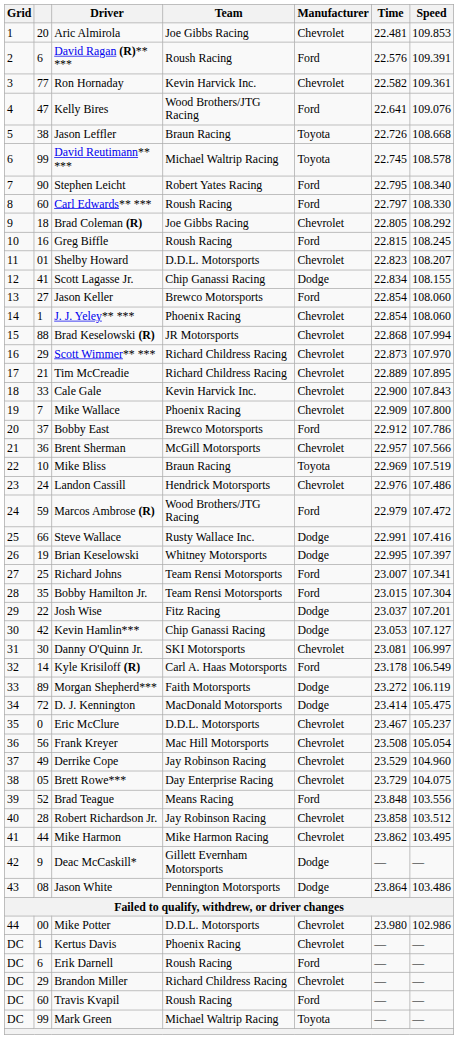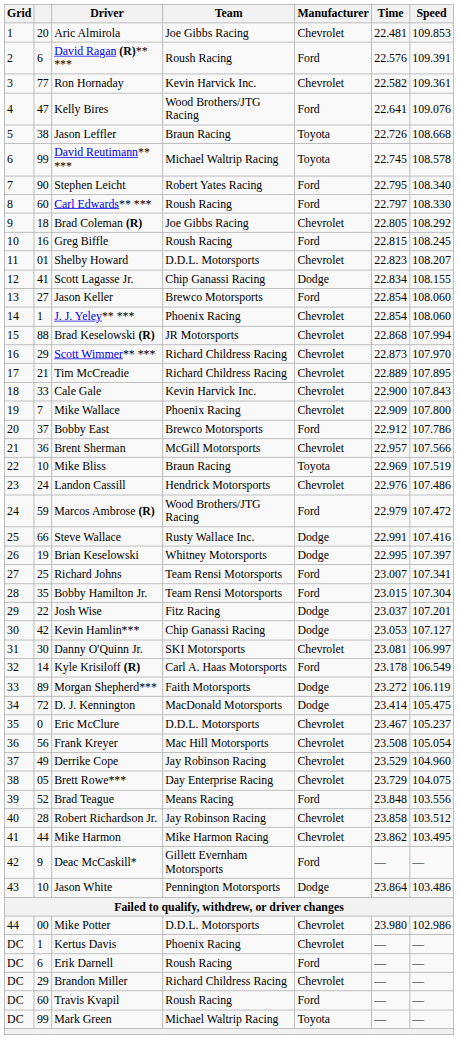(313, 862) Dodge -> (309, 862) Ford
(43, 887) 08 -> (43, 887) 10
